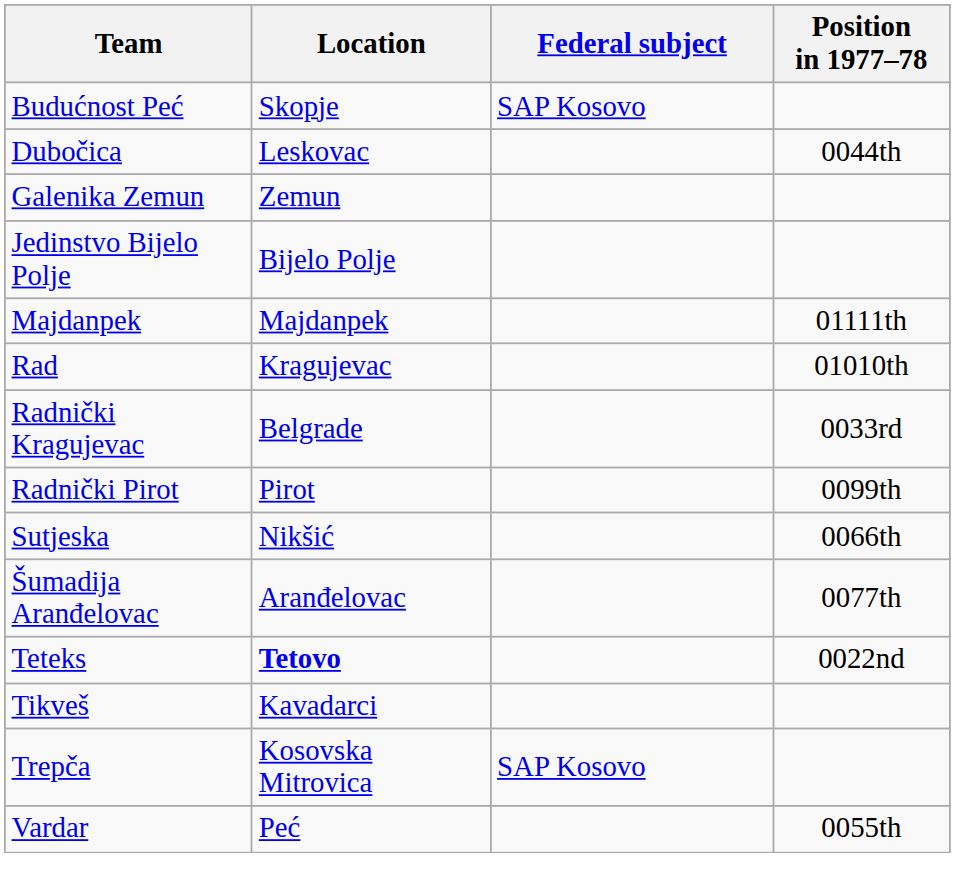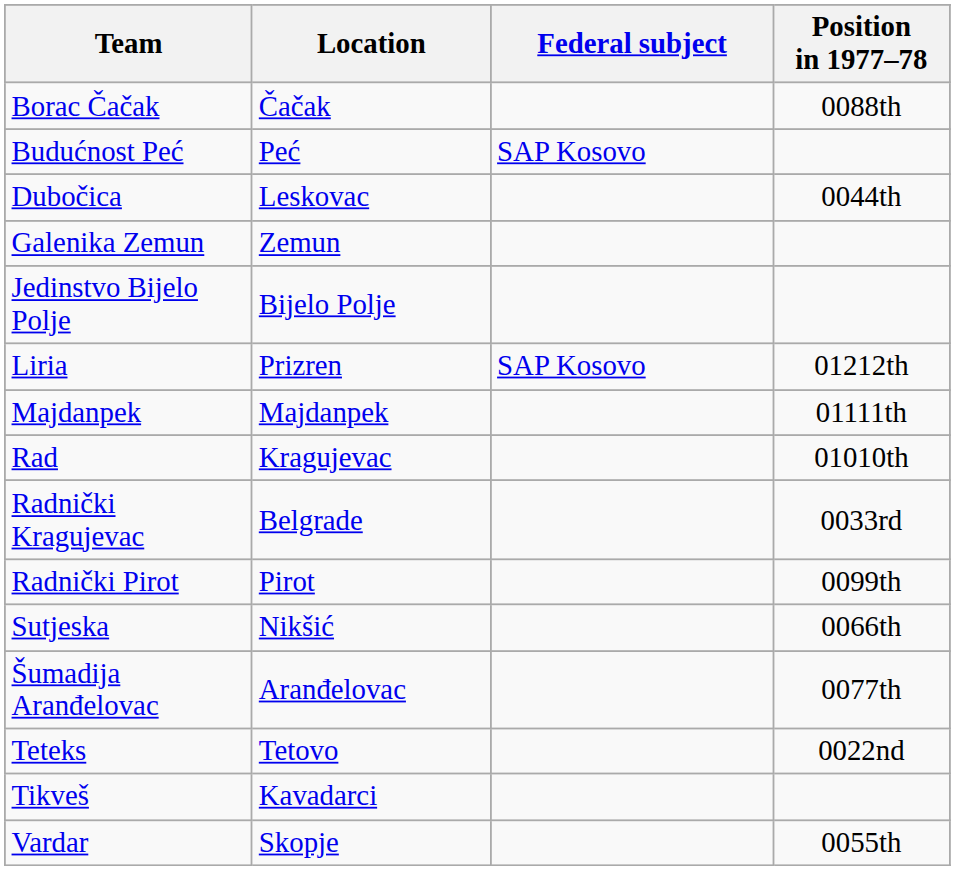+ row: (86, 105)
(299, 105) Skopje -> (280, 151) Peć
+ row: (40, 366)
(300, 659) bold -> (299, 750) normal
- row: (51, 766)
(280, 828) Peć -> (299, 842) Skopje
